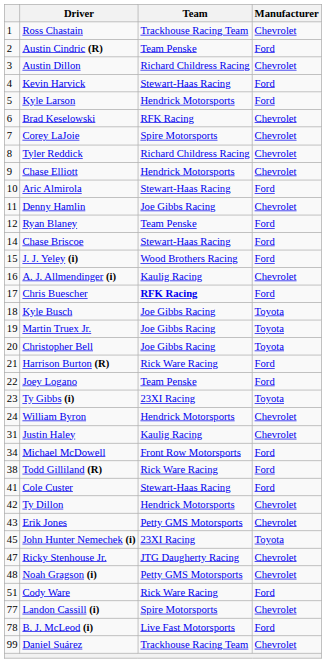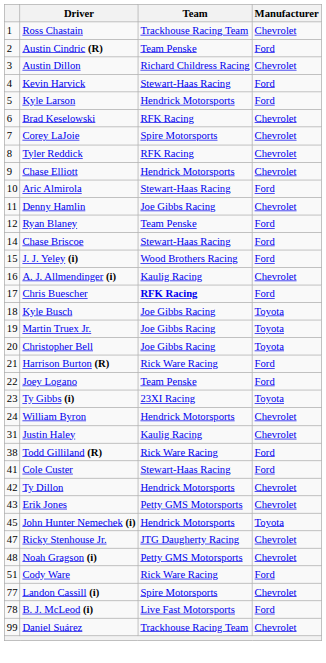(195, 153) Richard Childress Racing -> (167, 153) RFK Racing
- row: (64, 452)
(168, 539) 23XI Racing -> (188, 522) Hendrick Motorsports
